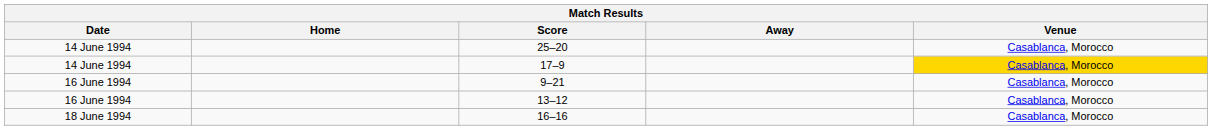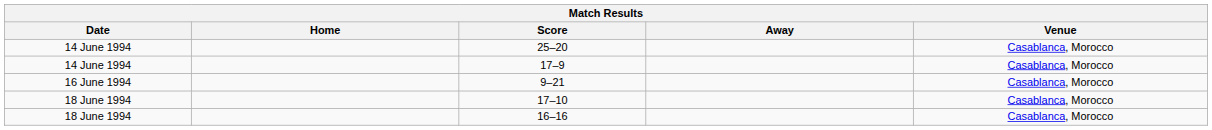(1060, 65) gold background -> (1060, 65) no background
- row: (552, 100)
+ row: (552, 100)
